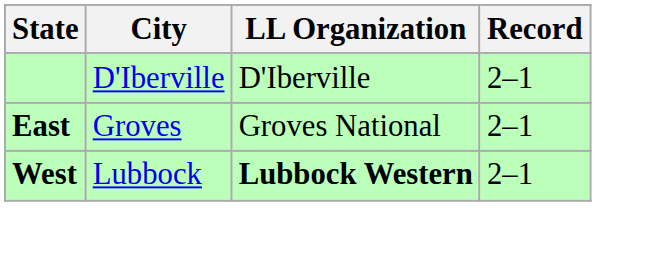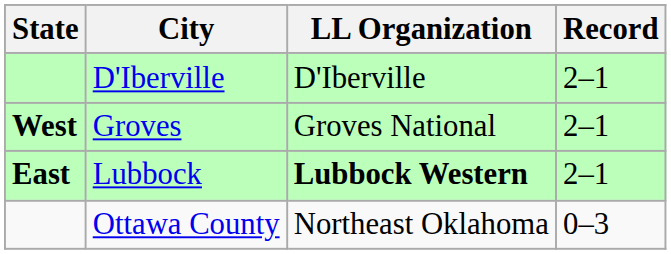(41, 126) East -> (44, 126) West
(44, 175) West -> (41, 175) East
+ row: (186, 223)
